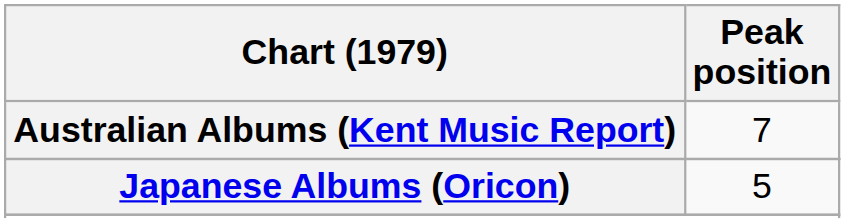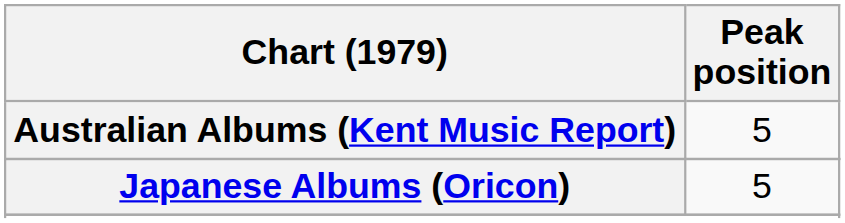(762, 129) 7 -> (762, 129) 5
